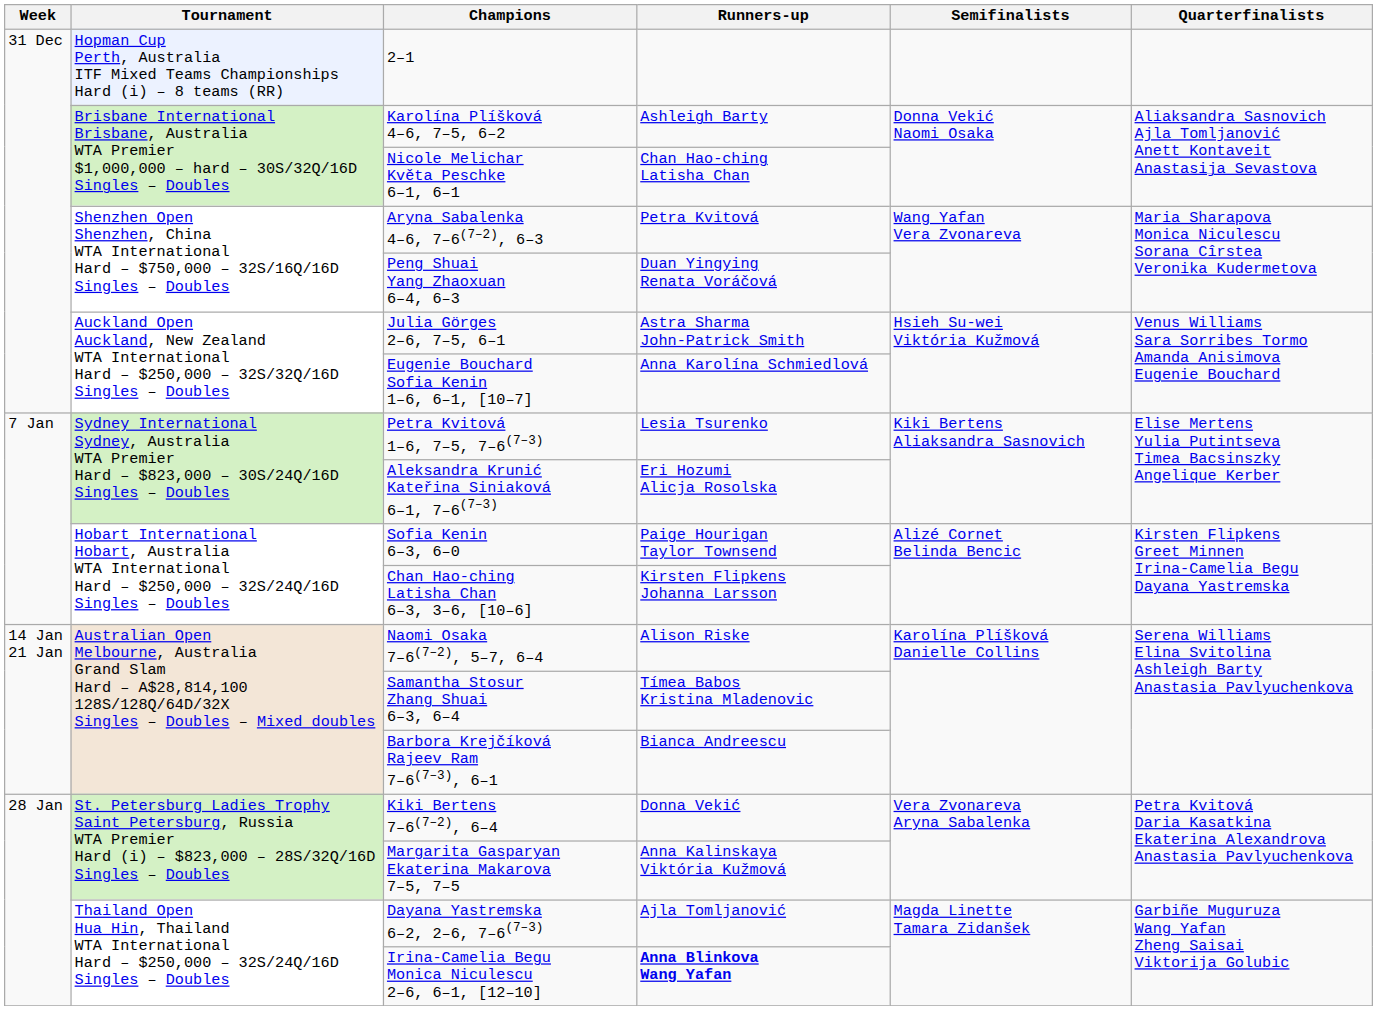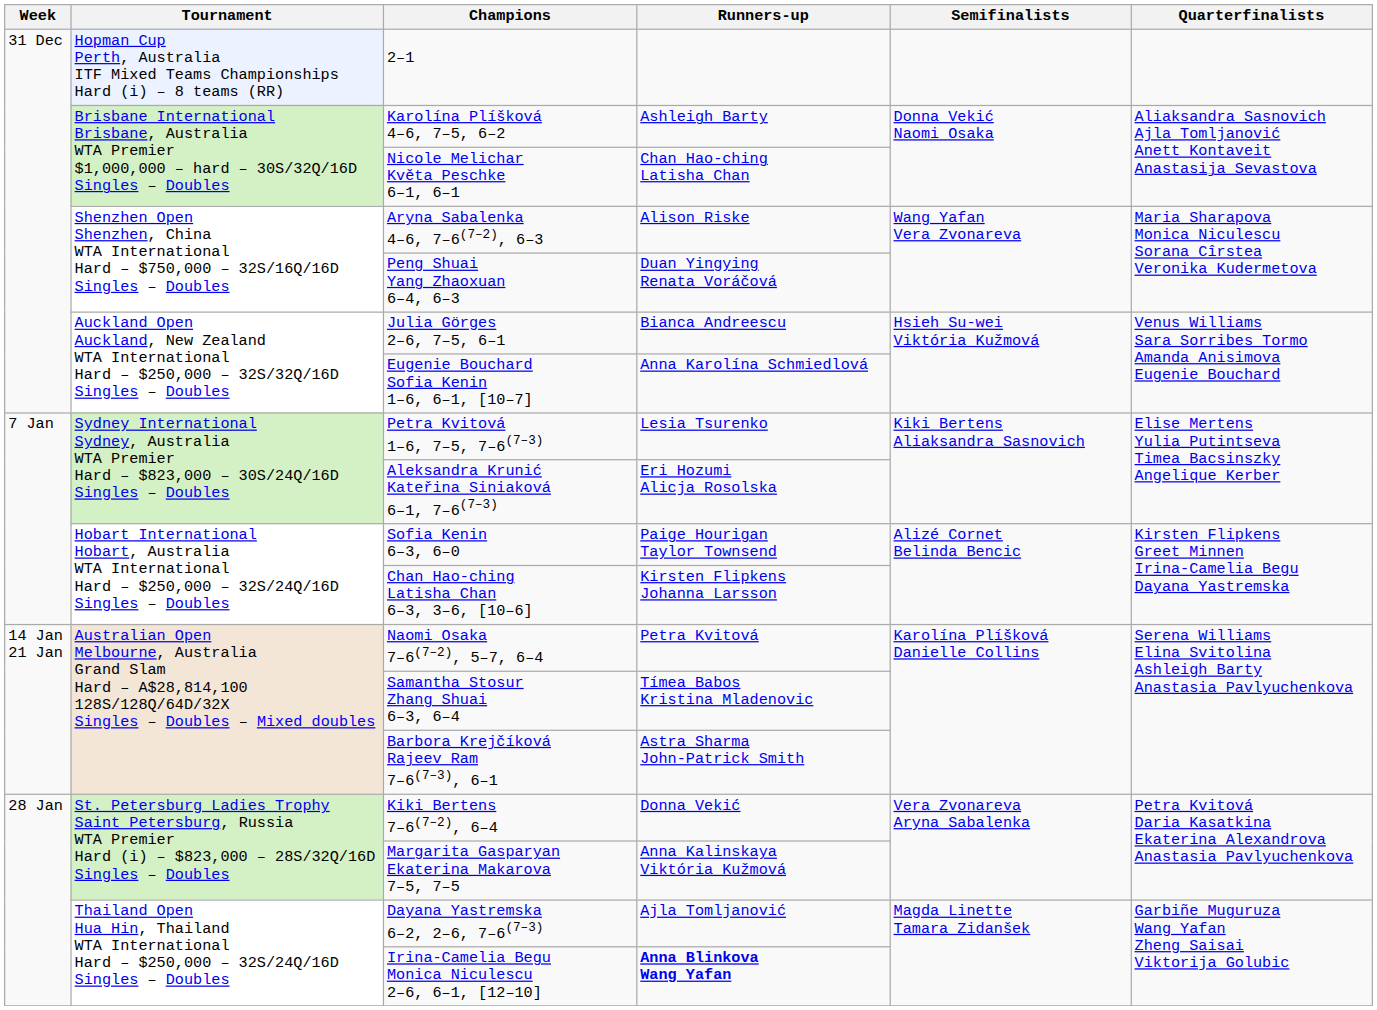(699, 219) Petra Kvitová -> (695, 219) Alison Riske
(722, 333) Astra Sharma John-Patrick Smith -> (713, 324) Bianca Andreescu
(695, 637) Alison Riske -> (699, 637) Petra Kvitová
(713, 742) Bianca Andreescu -> (722, 751) Astra Sharma John-Patrick Smith
